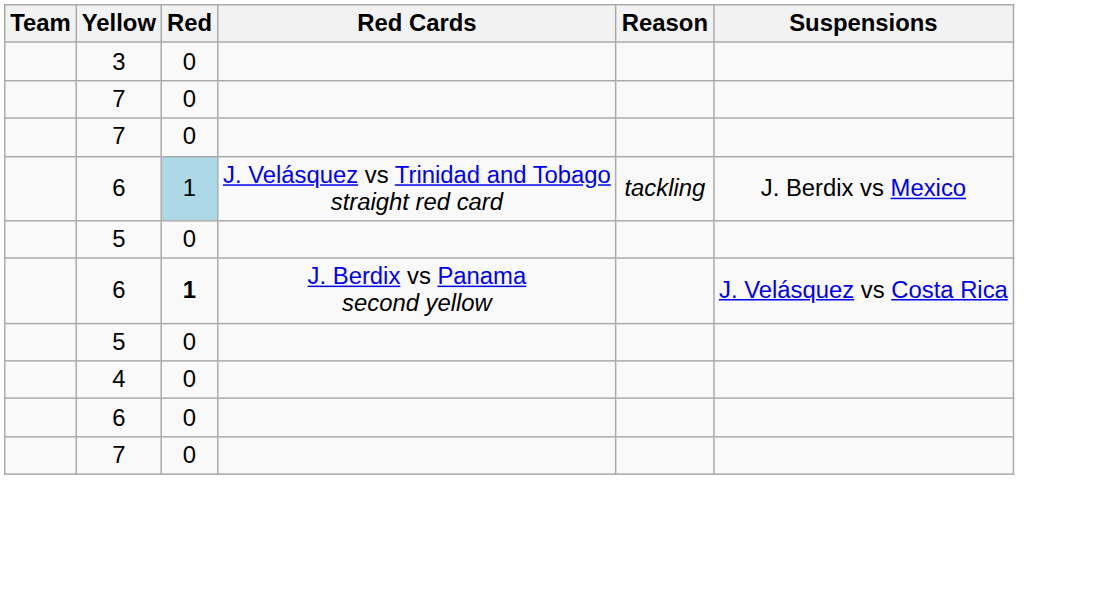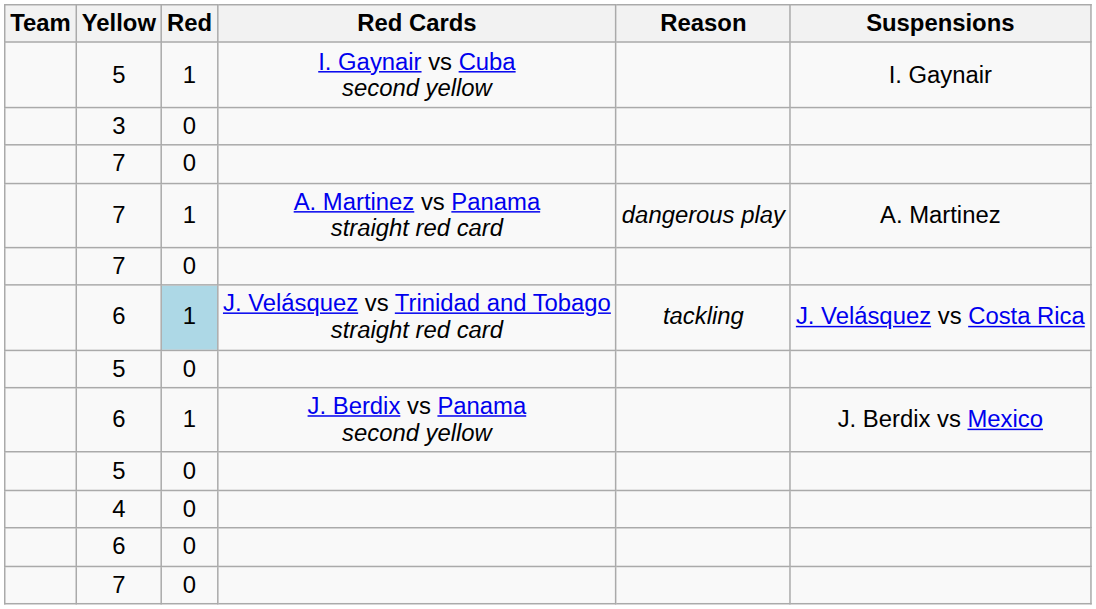+ row: (119, 74)
+ row: (119, 214)
(863, 188) J. Berdix vs Mexico -> (940, 317) J. Velásquez vs Costa Rica
(189, 290) bold -> (189, 419) normal
(863, 290) J. Velásquez vs Costa Rica -> (940, 419) J. Berdix vs Mexico
